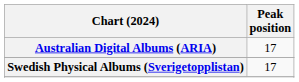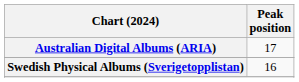(270, 67) 17 -> (270, 67) 16
